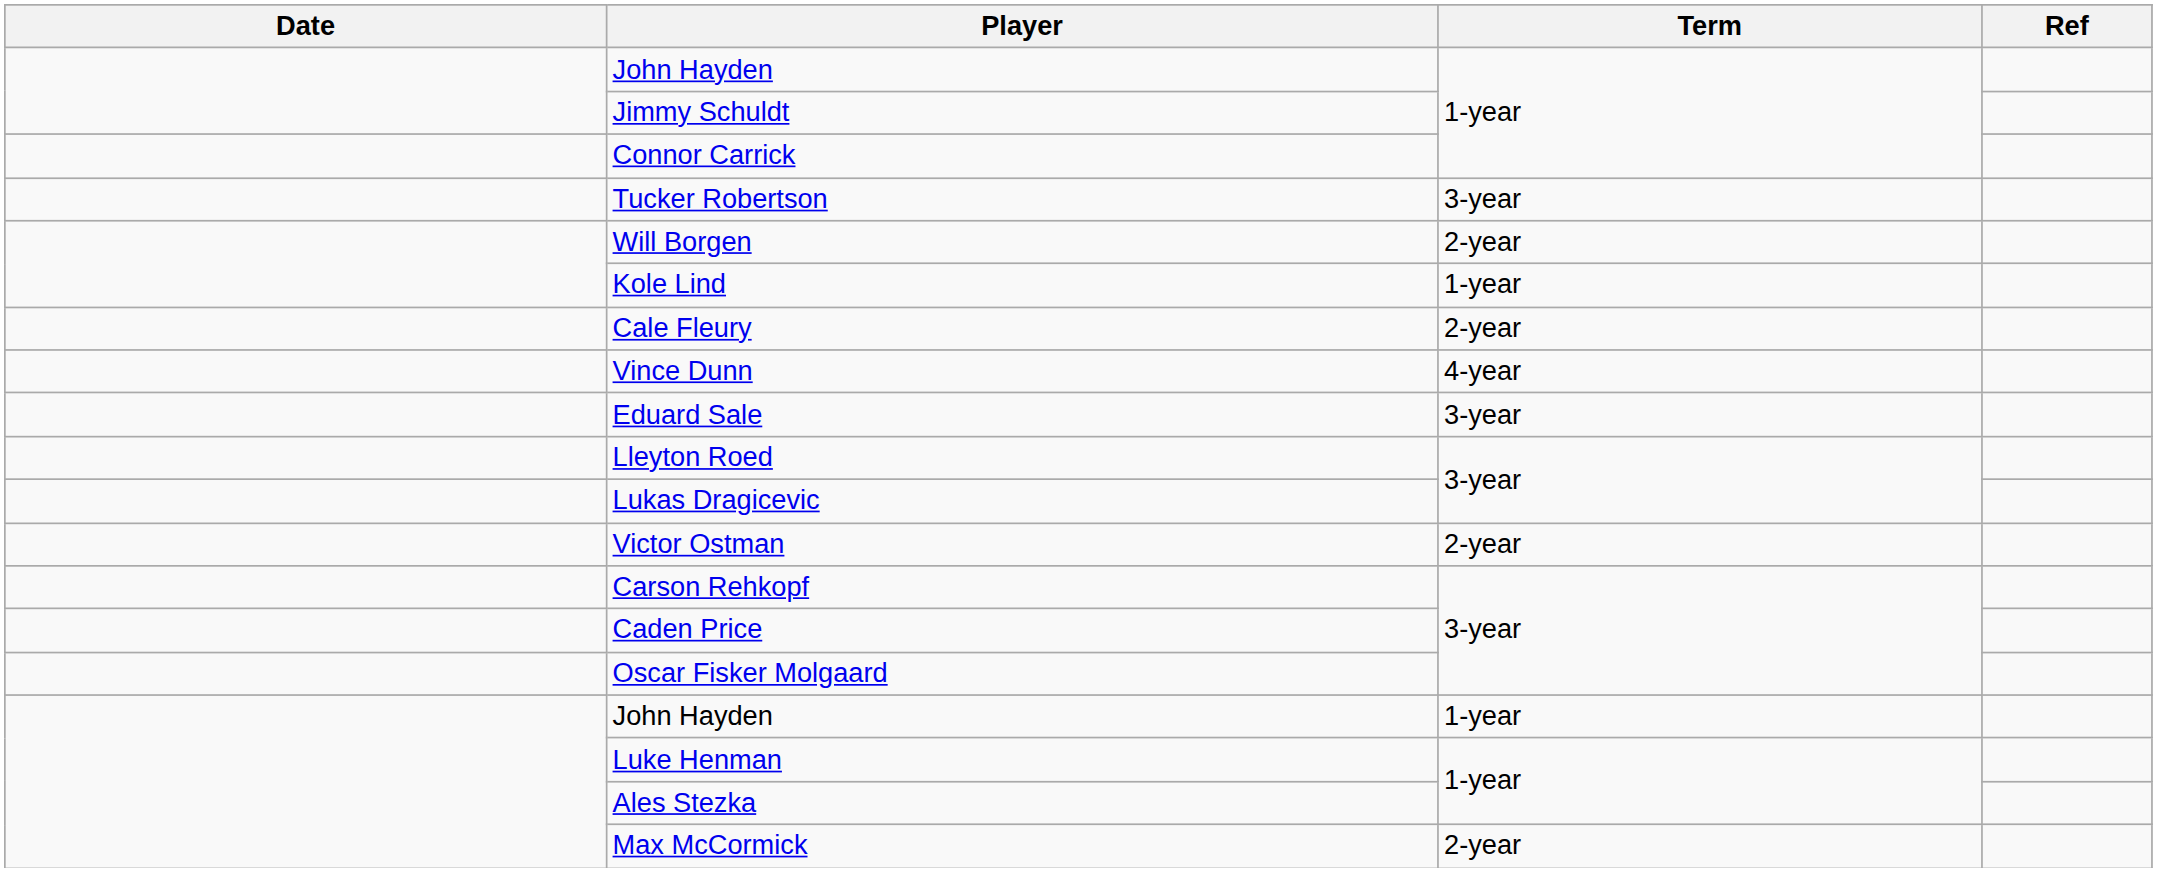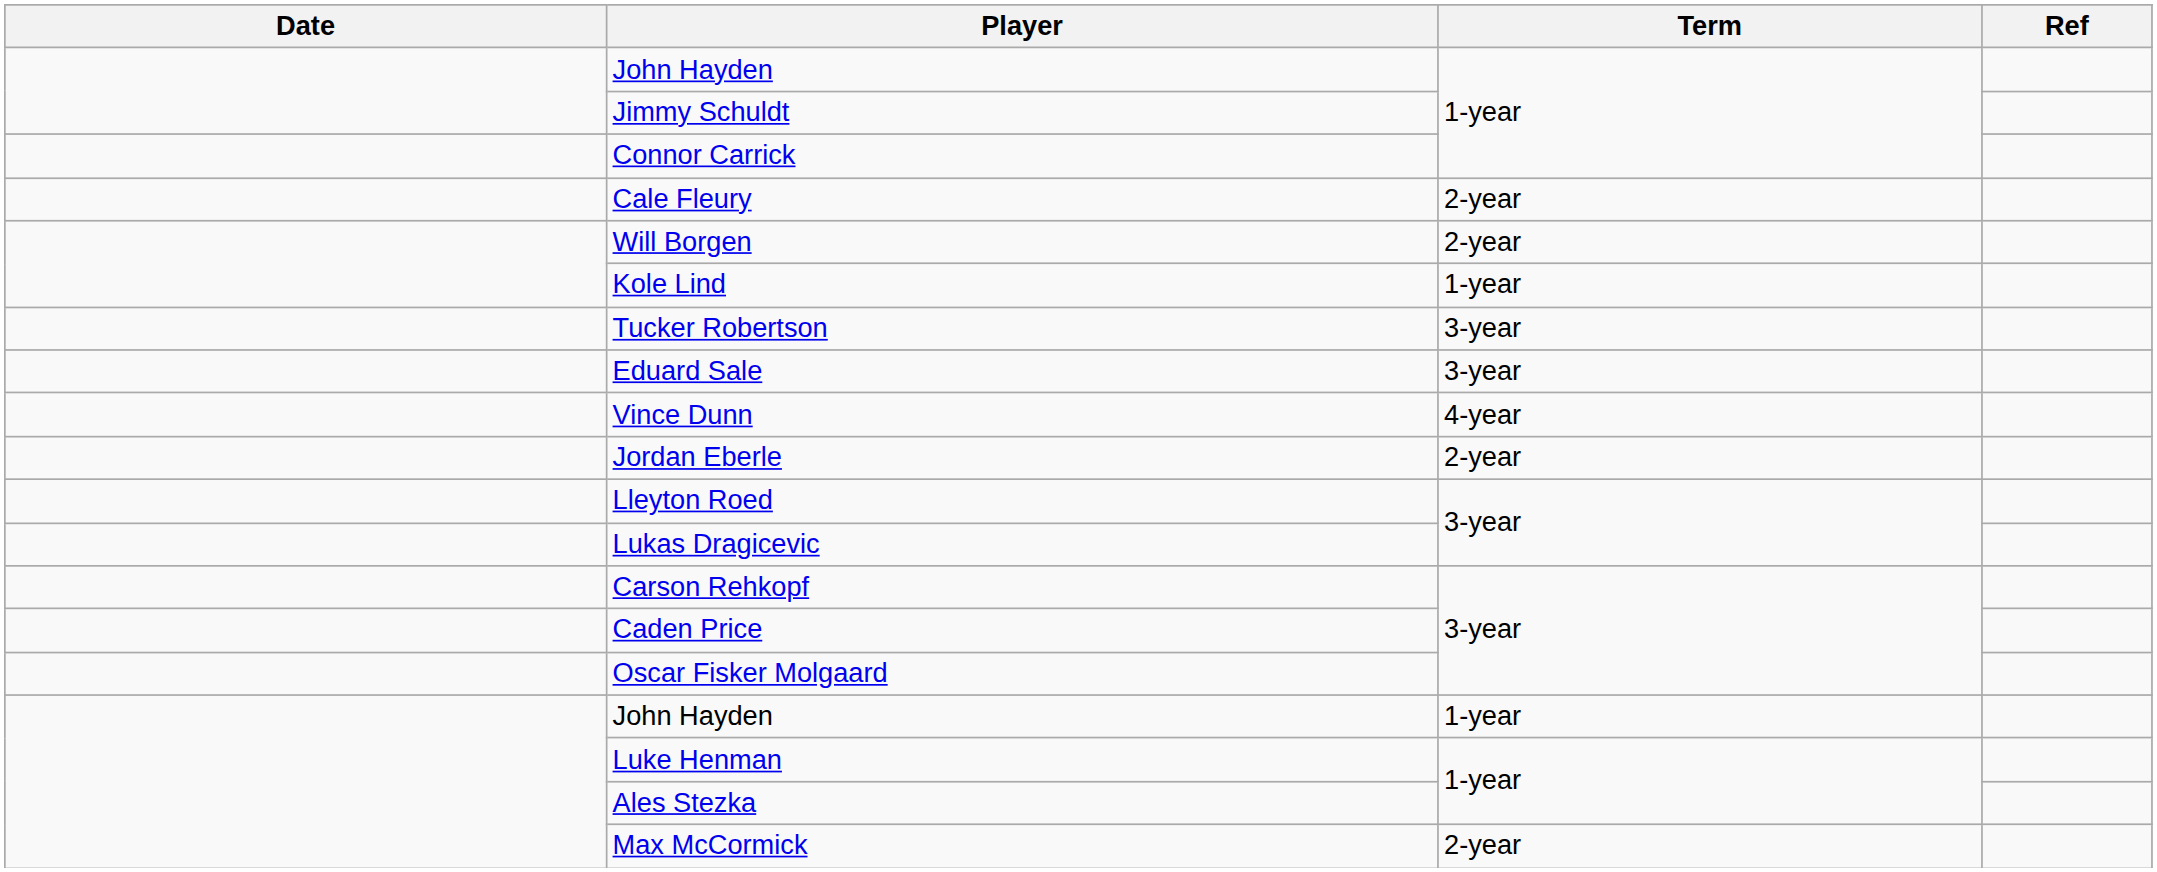rows swapped: (720, 198) <-> (682, 328)
rows swapped: (687, 414) <-> (683, 371)
+ row: (697, 457)
- row: (698, 543)
